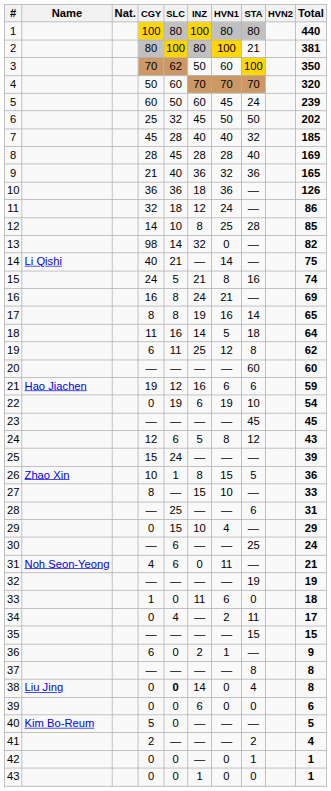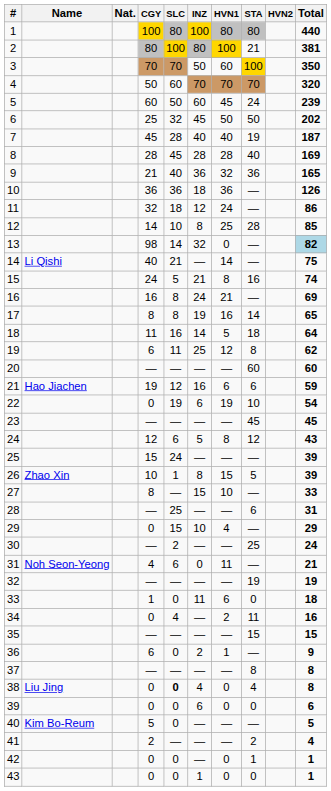(176, 66) 62 -> (176, 66) 70
(253, 137) 32 -> (253, 137) 19
(311, 137) 185 -> (311, 137) 187
(311, 244) no background -> (311, 244) lightblue background
(311, 475) 36 -> (311, 475) 39
(176, 546) 6 -> (176, 546) 2
(311, 617) 17 -> (311, 617) 16
(200, 688) 14 -> (200, 688) 4
